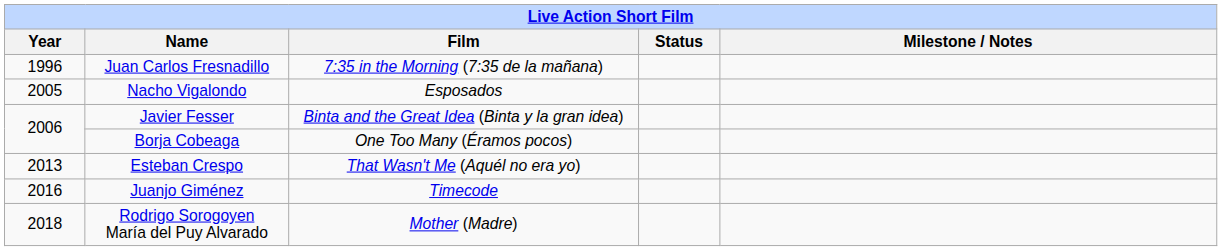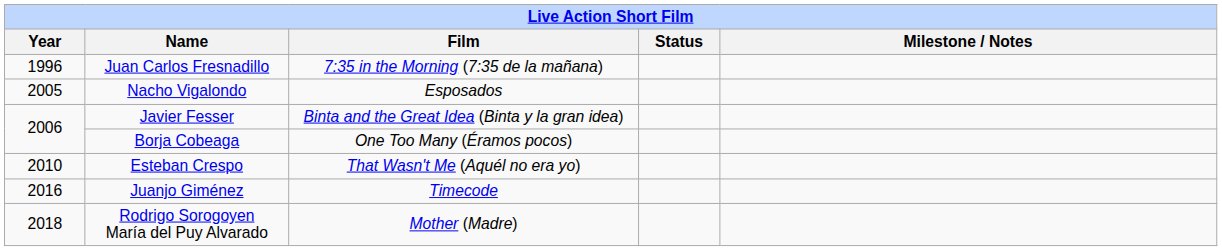(45, 166) 2013 -> (45, 166) 2010
